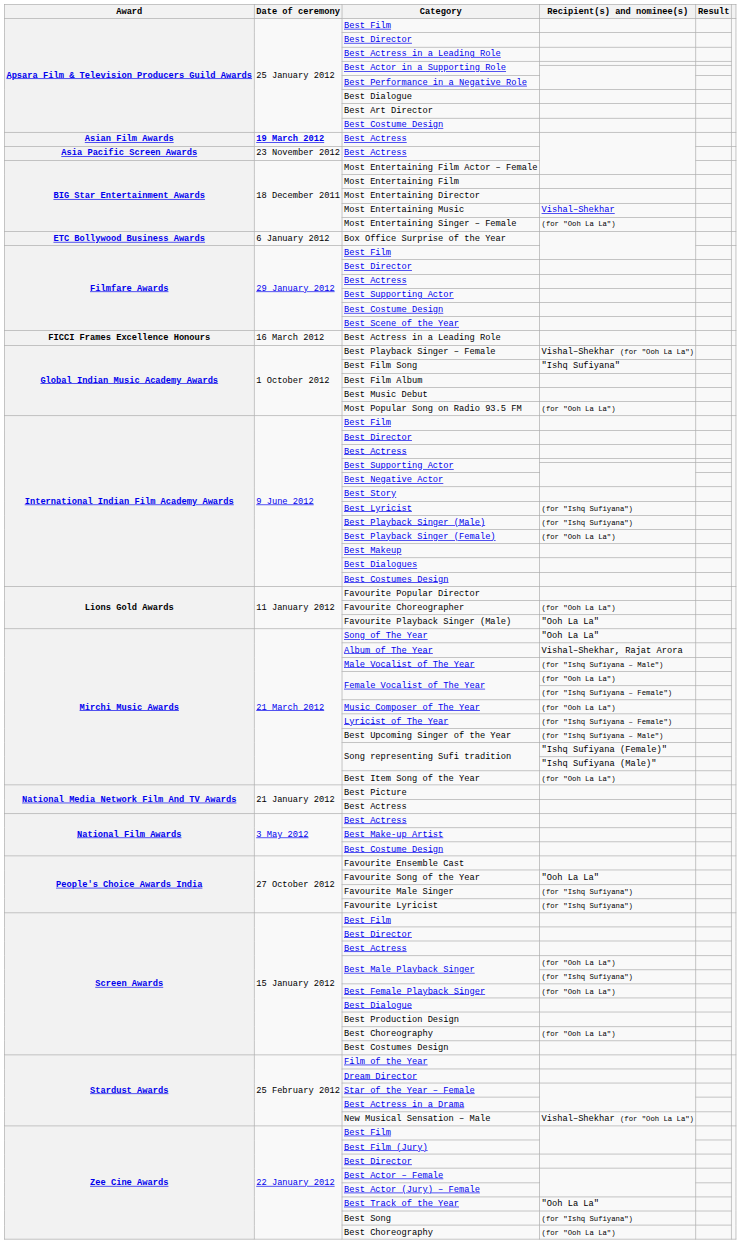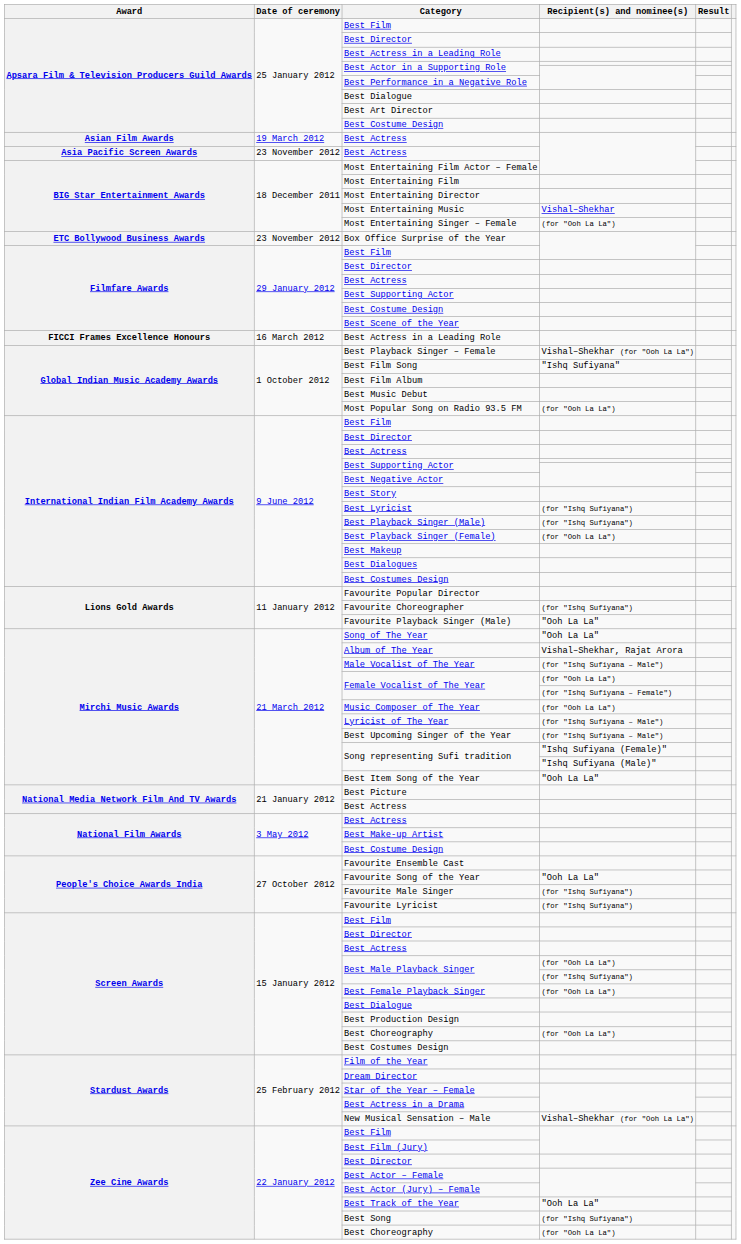(290, 139) bold -> (290, 139) normal
(293, 239) 6 January 2012 -> (298, 239) 23 November 2012
(579, 608) (for "Ooh La La") -> (587, 608) (for "Ishq Sufiyana")
(607, 722) (for "Ishq Sufiyana – Female") -> (603, 722) (for "Ishq Sufiyana – Male")
(579, 778) (for "Ooh La La") -> (570, 778) "Ooh La La"
